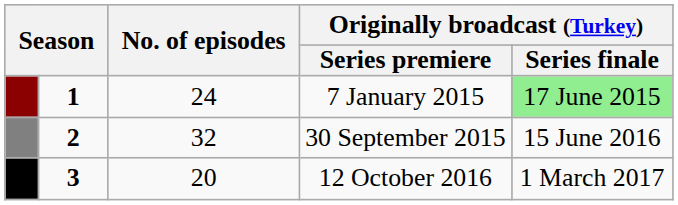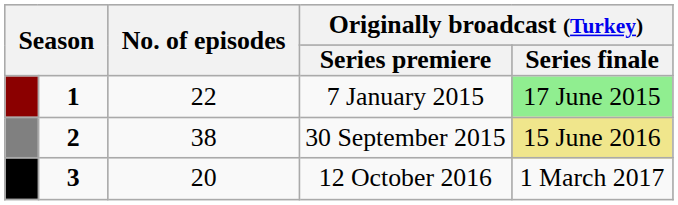(204, 96) 24 -> (204, 96) 22
(204, 137) 32 -> (204, 137) 38
(592, 137) no background -> (592, 137) khaki background
